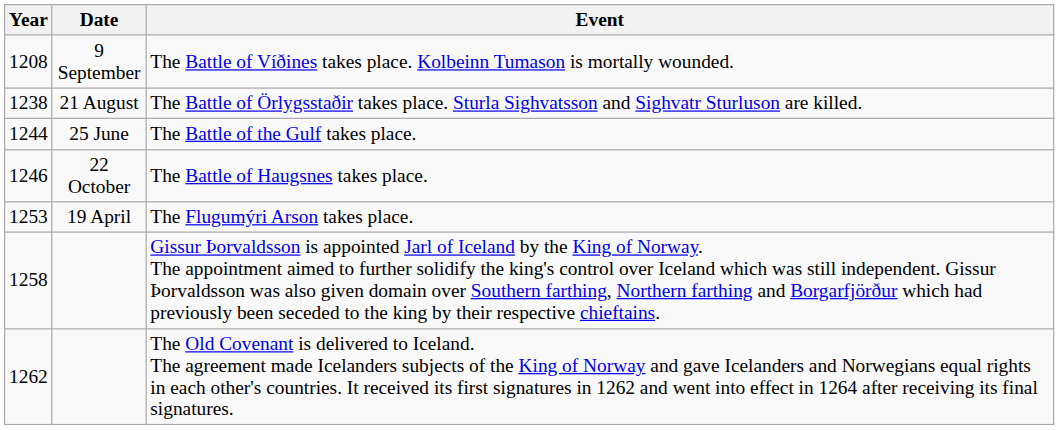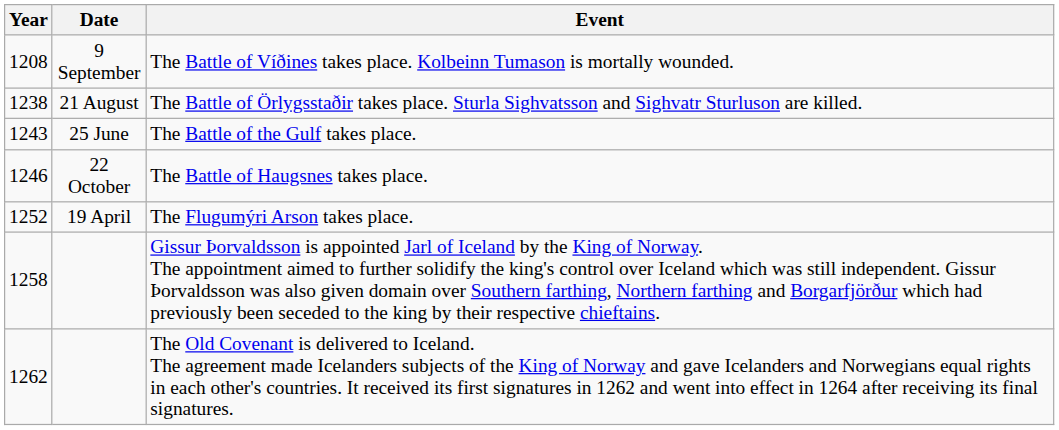(28, 133) 1244 -> (28, 133) 1243
(28, 216) 1253 -> (28, 216) 1252
